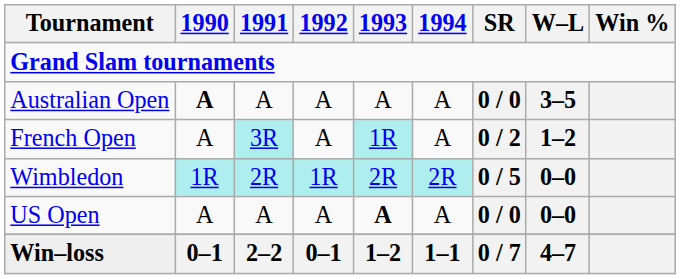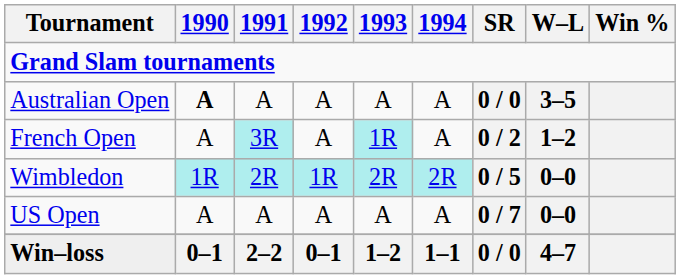(383, 215) bold -> (383, 215) normal
(499, 215) 0 / 0 -> (499, 215) 0 / 7
(499, 253) 0 / 7 -> (499, 253) 0 / 0
